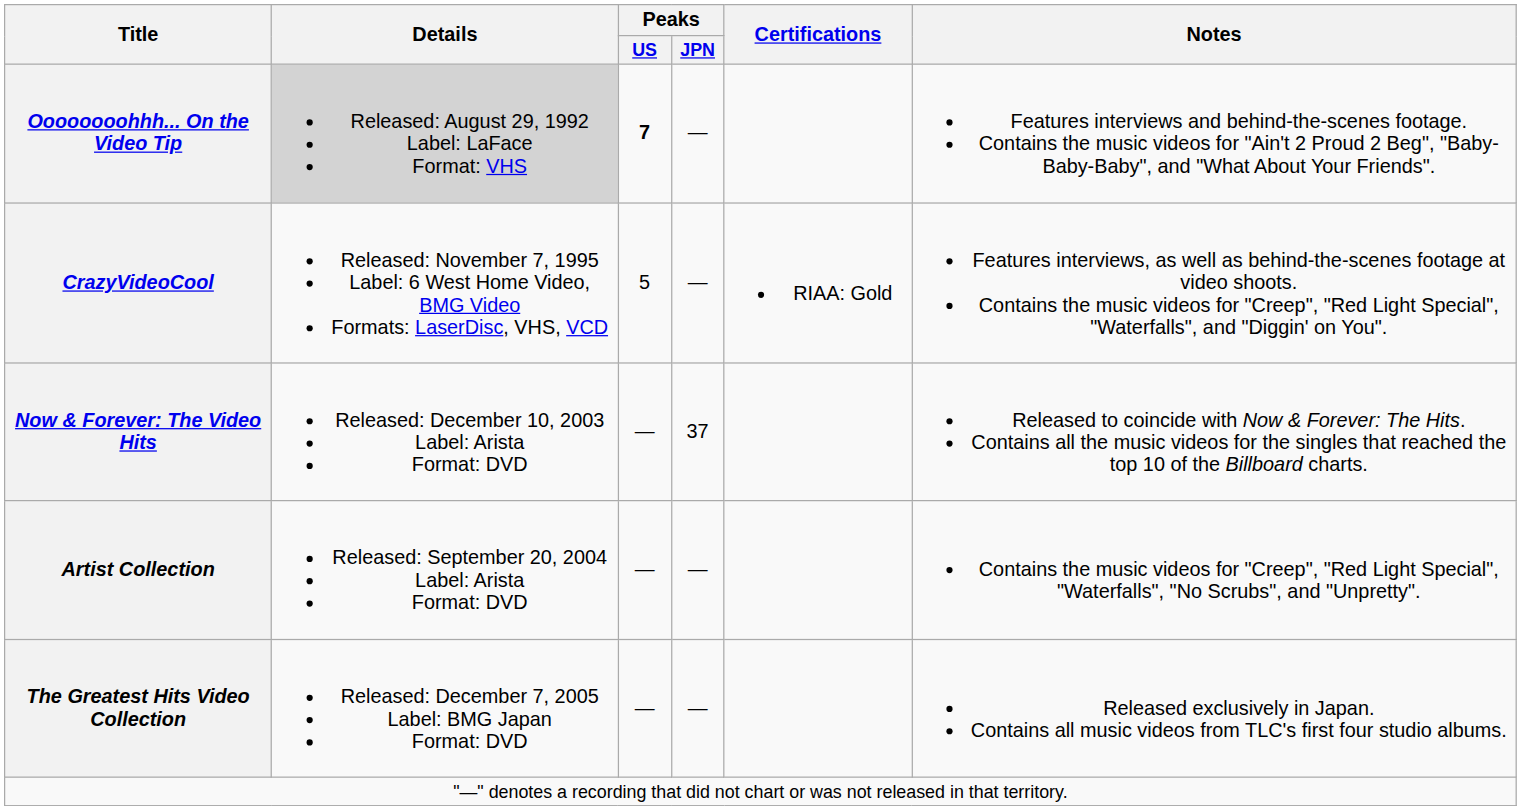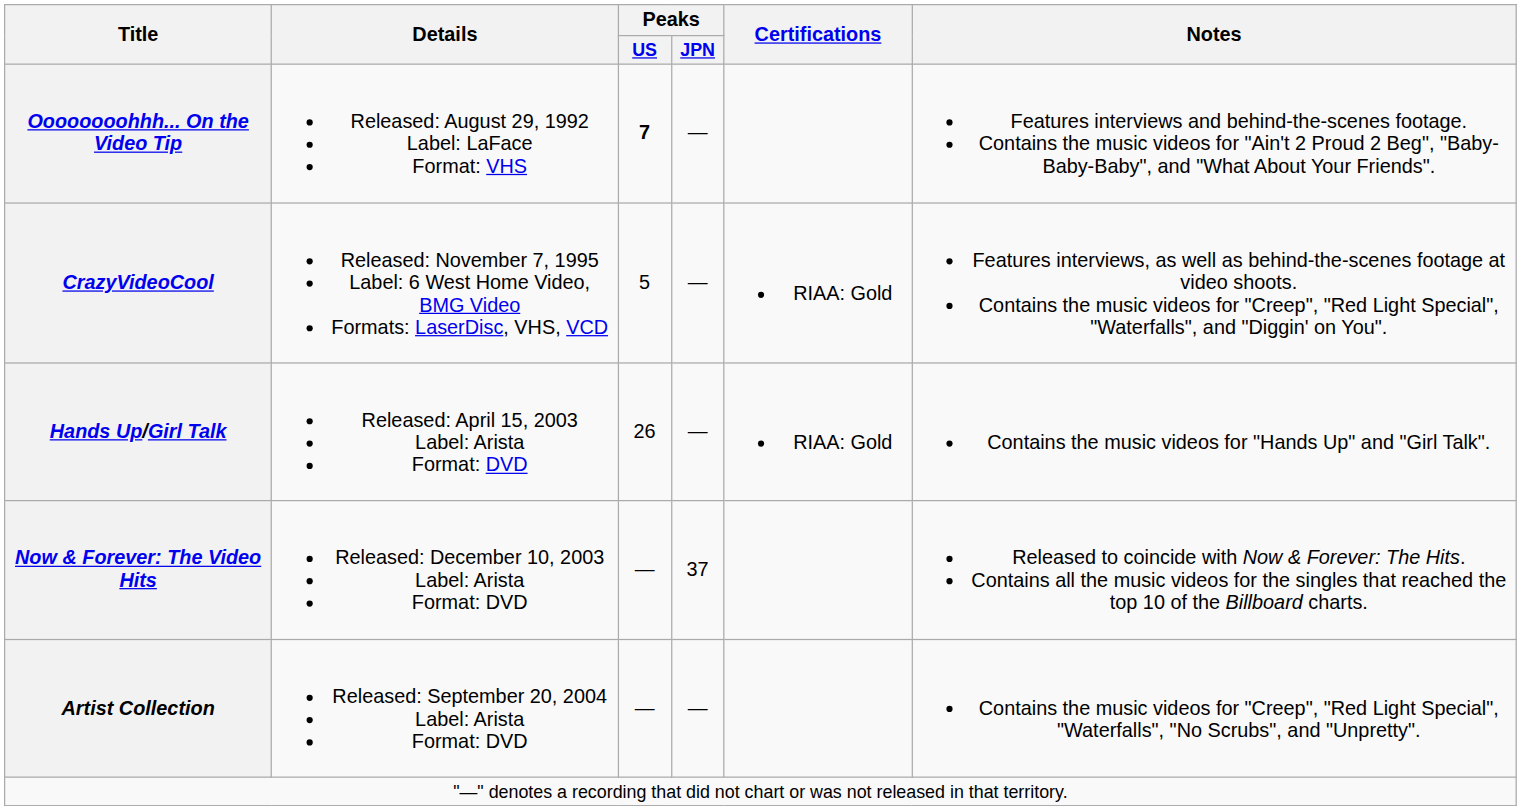(445, 145) lightgrey background -> (445, 145) no background
+ row: (138, 431)
- row: (138, 707)
